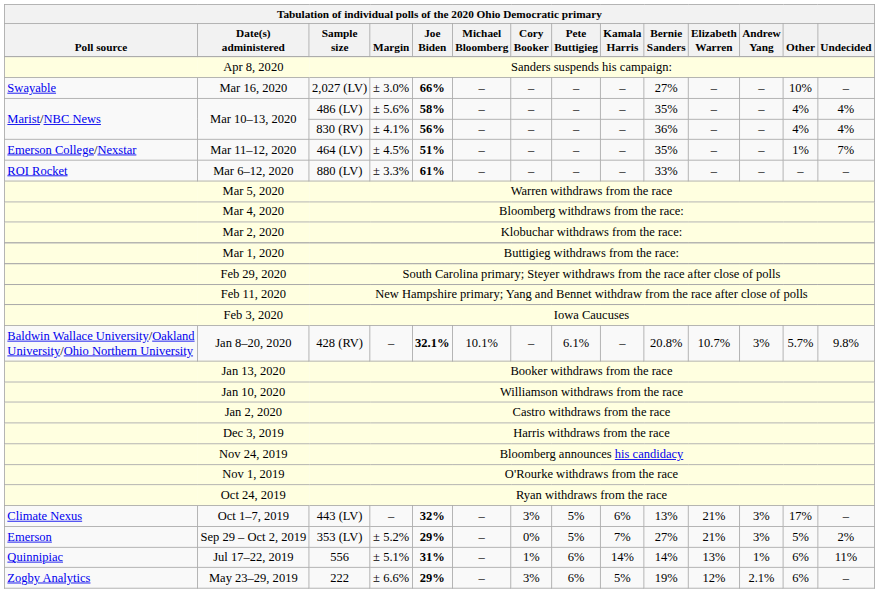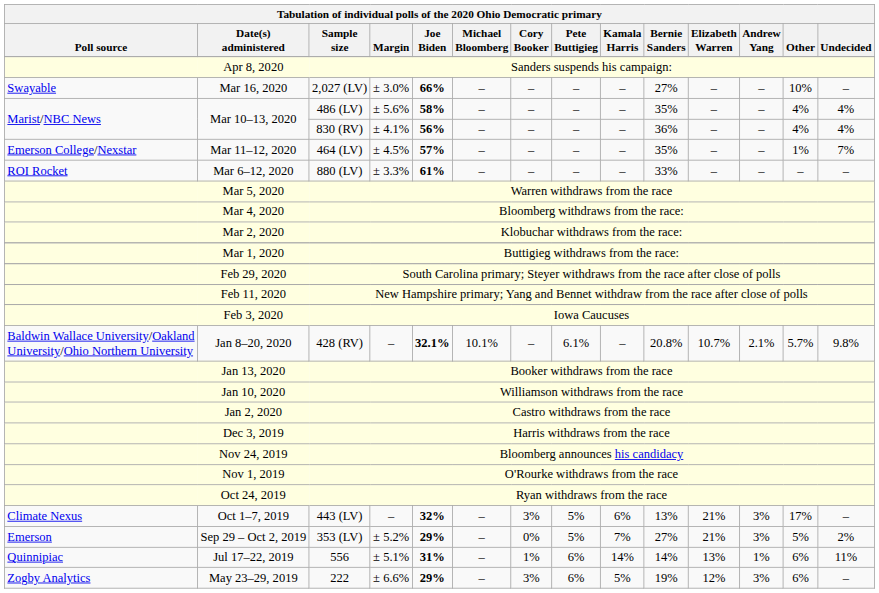(432, 150) 51% -> (432, 150) 57%
(761, 343) 3% -> (761, 343) 2.1%
(761, 578) 2.1% -> (761, 578) 3%
